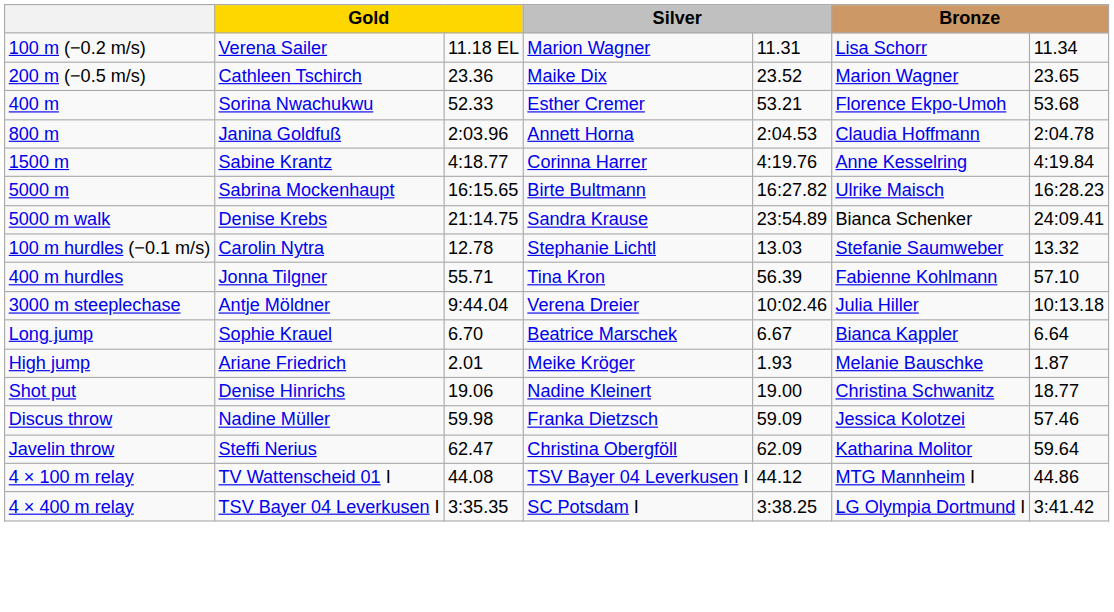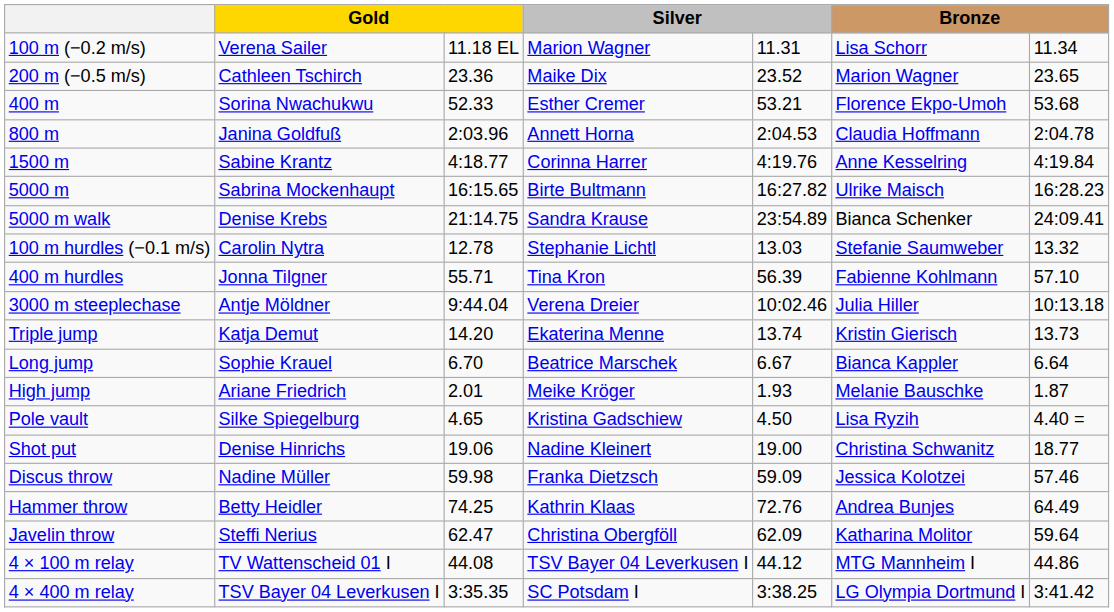+ row: (53, 334)
+ row: (48, 420)
+ row: (68, 506)
